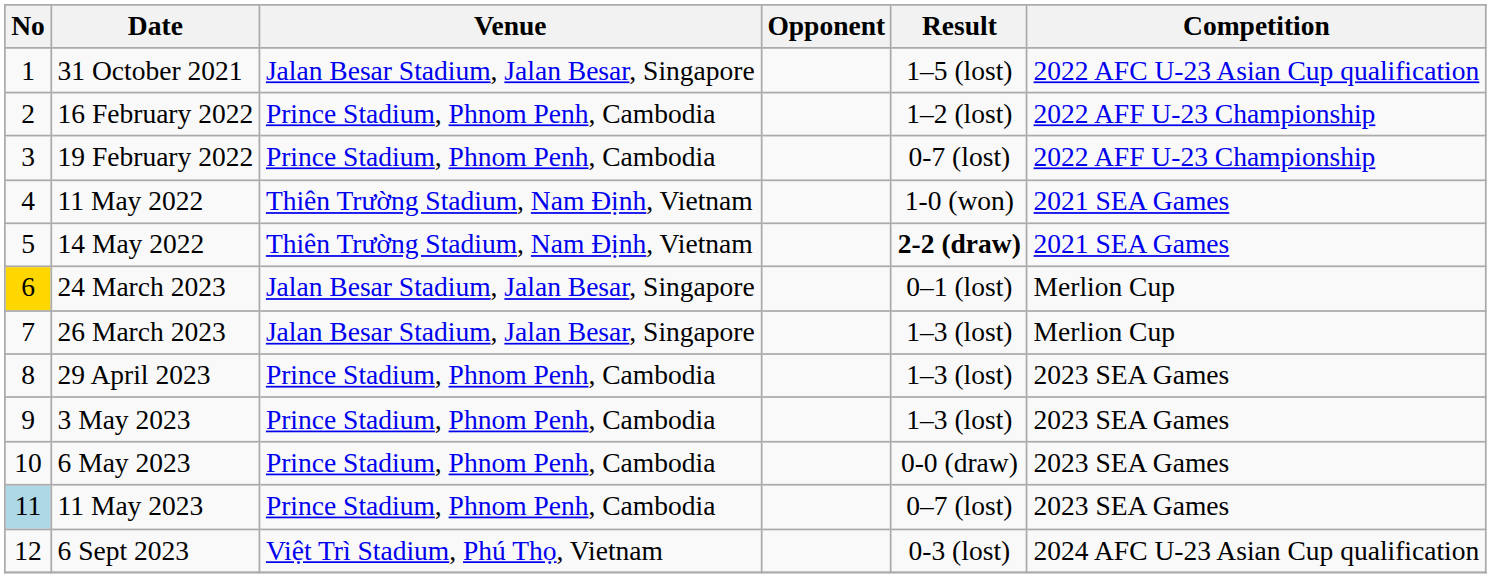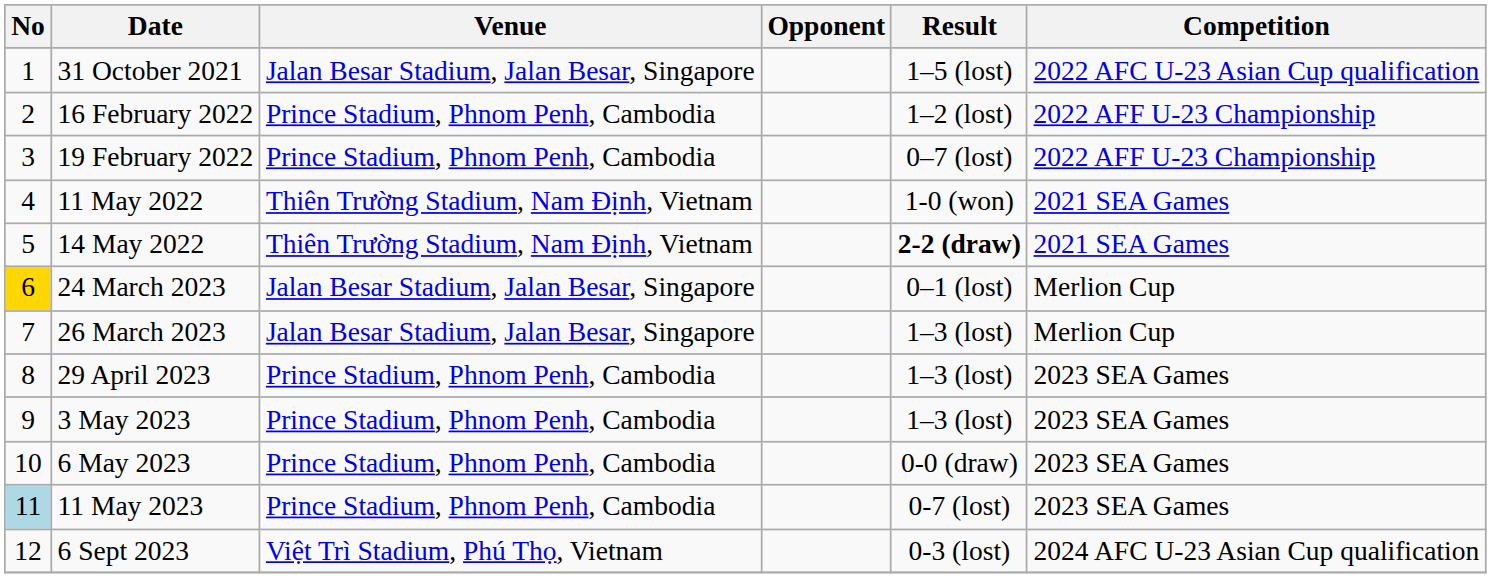(959, 157) 0-7 (lost) -> (959, 157) 0–7 (lost)
(959, 506) 0–7 (lost) -> (959, 506) 0-7 (lost)
